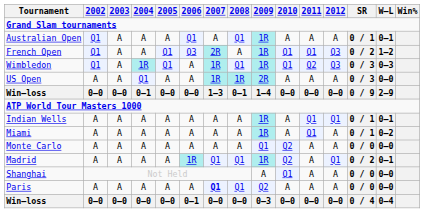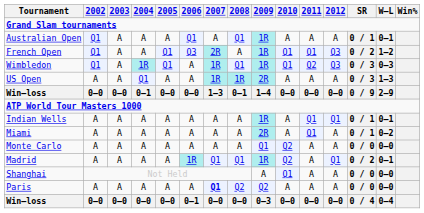(386, 79) 0–0 -> (386, 79) 1–3
(263, 133) 1R -> (263, 133) 2R
(239, 187) Q1 -> (239, 187) Q2
